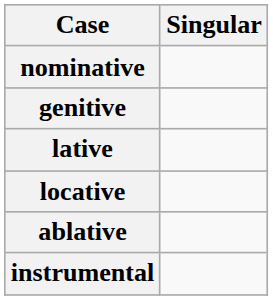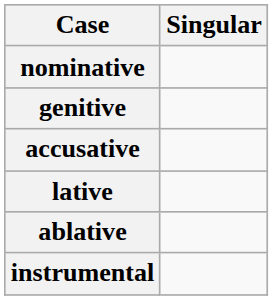+ row: (83, 149)
- row: (83, 190)
